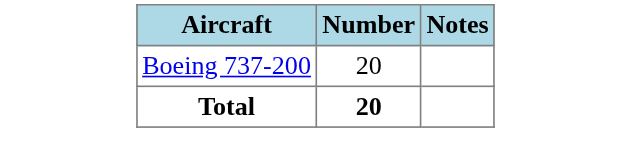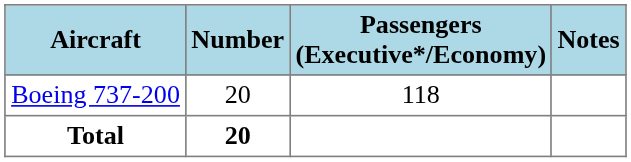+ column: (421, 39)
